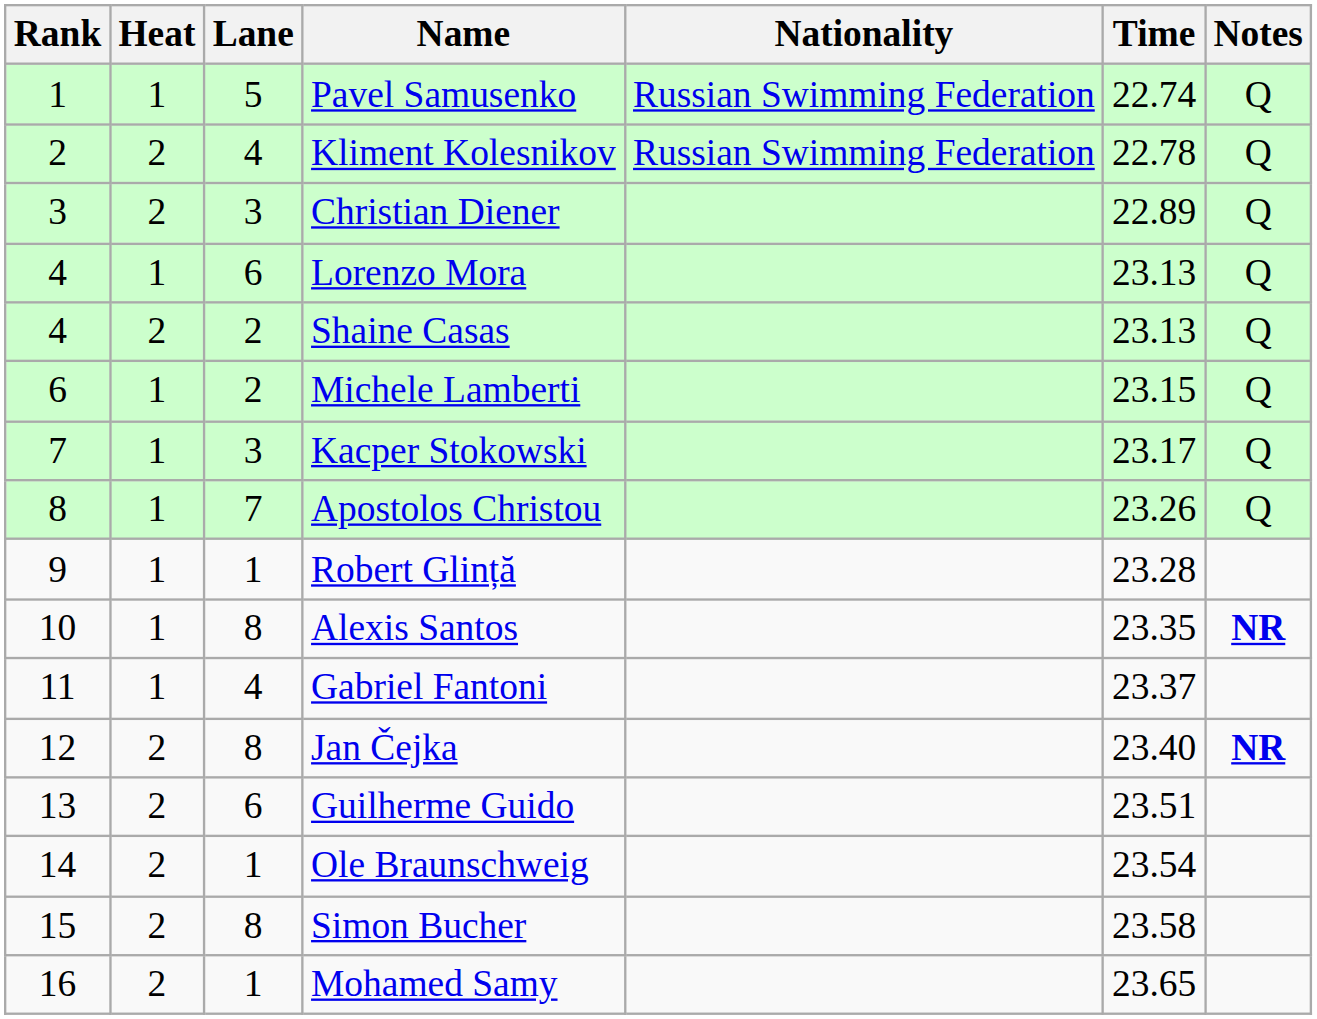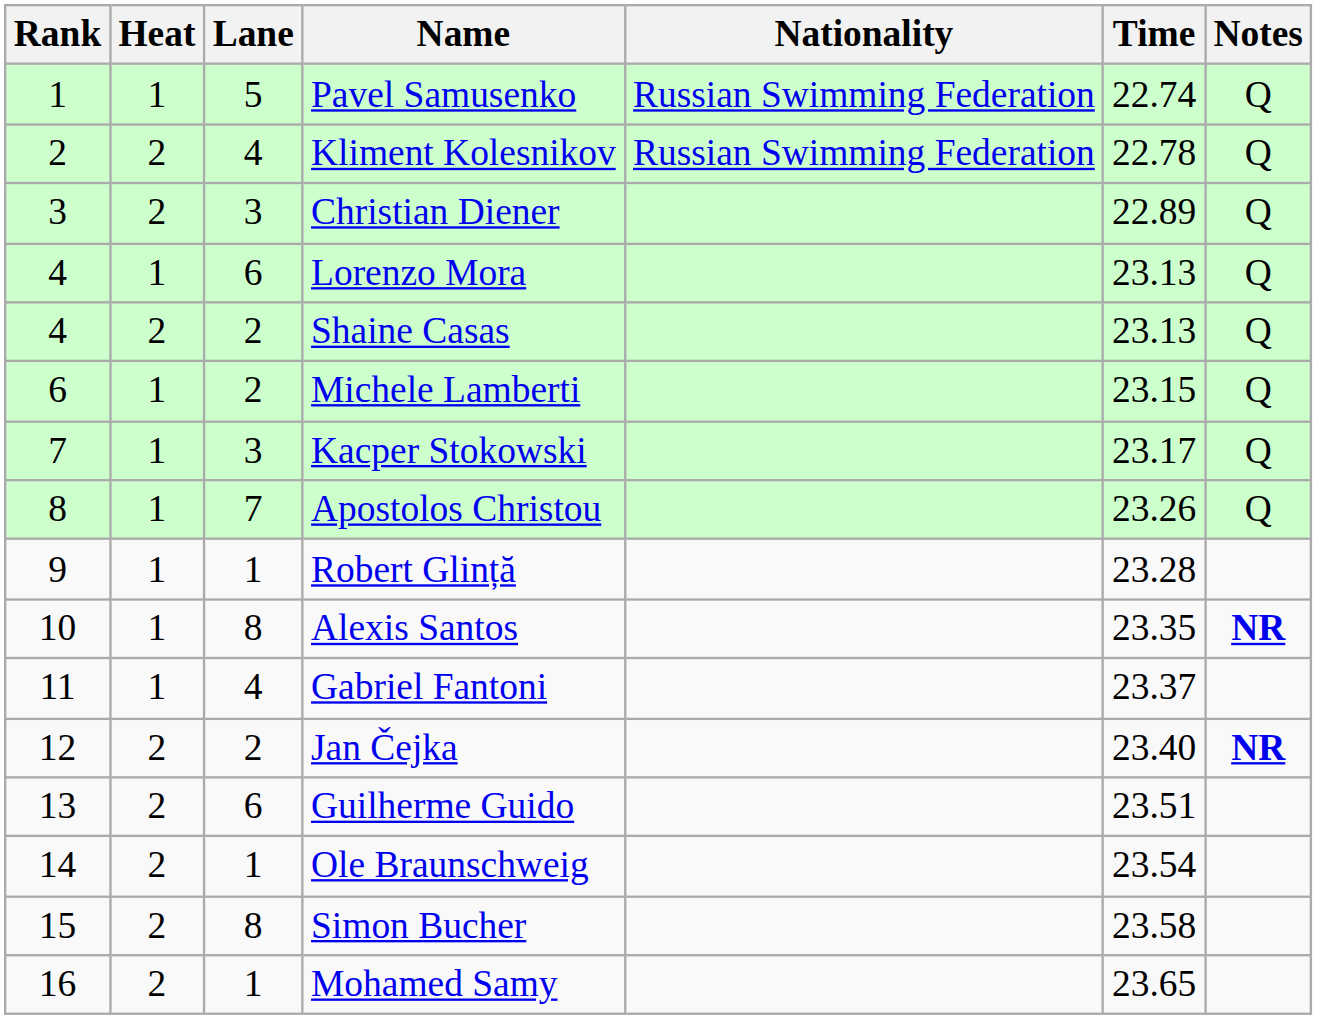(253, 746) 8 -> (253, 746) 2
